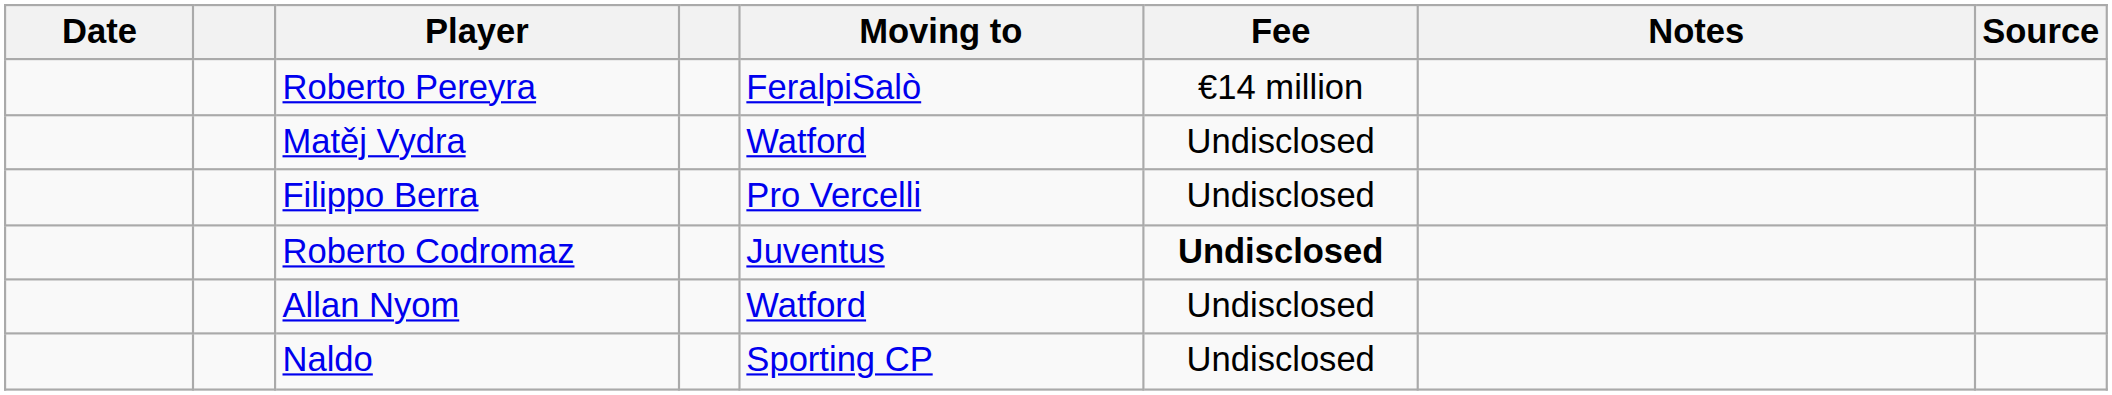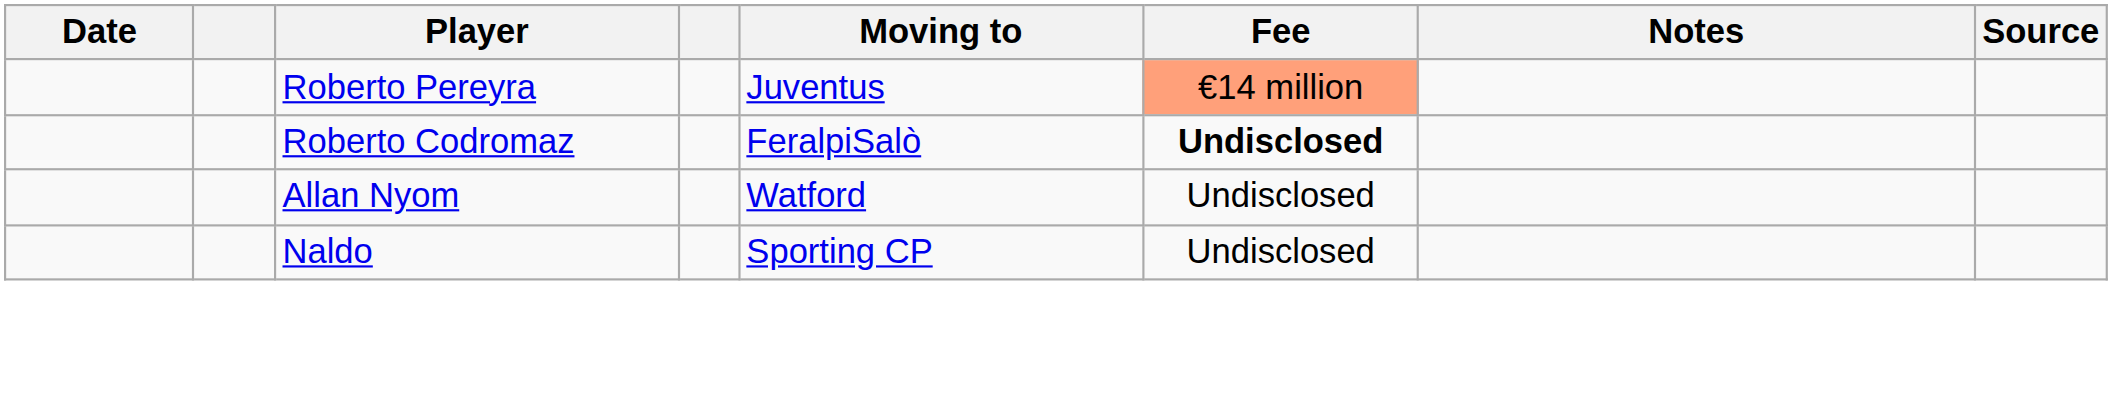(834, 86) FeralpiSalò -> (816, 86) Juventus
(1281, 86) no background -> (1281, 86) lightsalmon background
- row: (374, 141)
- row: (380, 196)
(816, 251) Juventus -> (834, 141) FeralpiSalò
